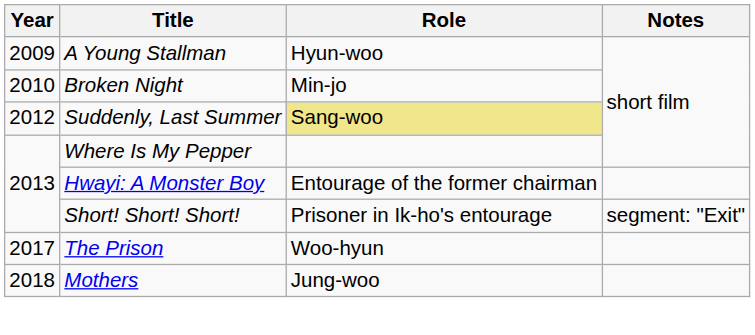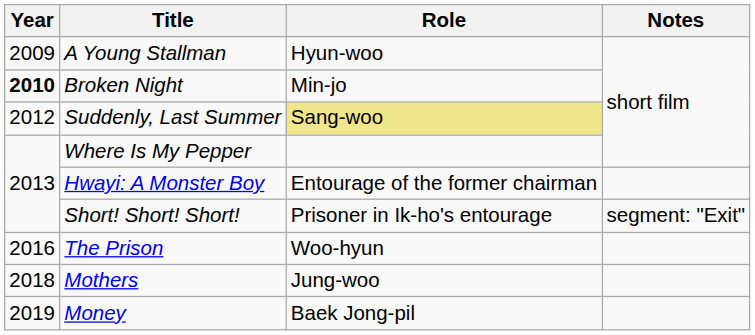(32, 85) normal -> (32, 85) bold
(32, 248) 2017 -> (32, 248) 2016
+ row: (95, 313)
